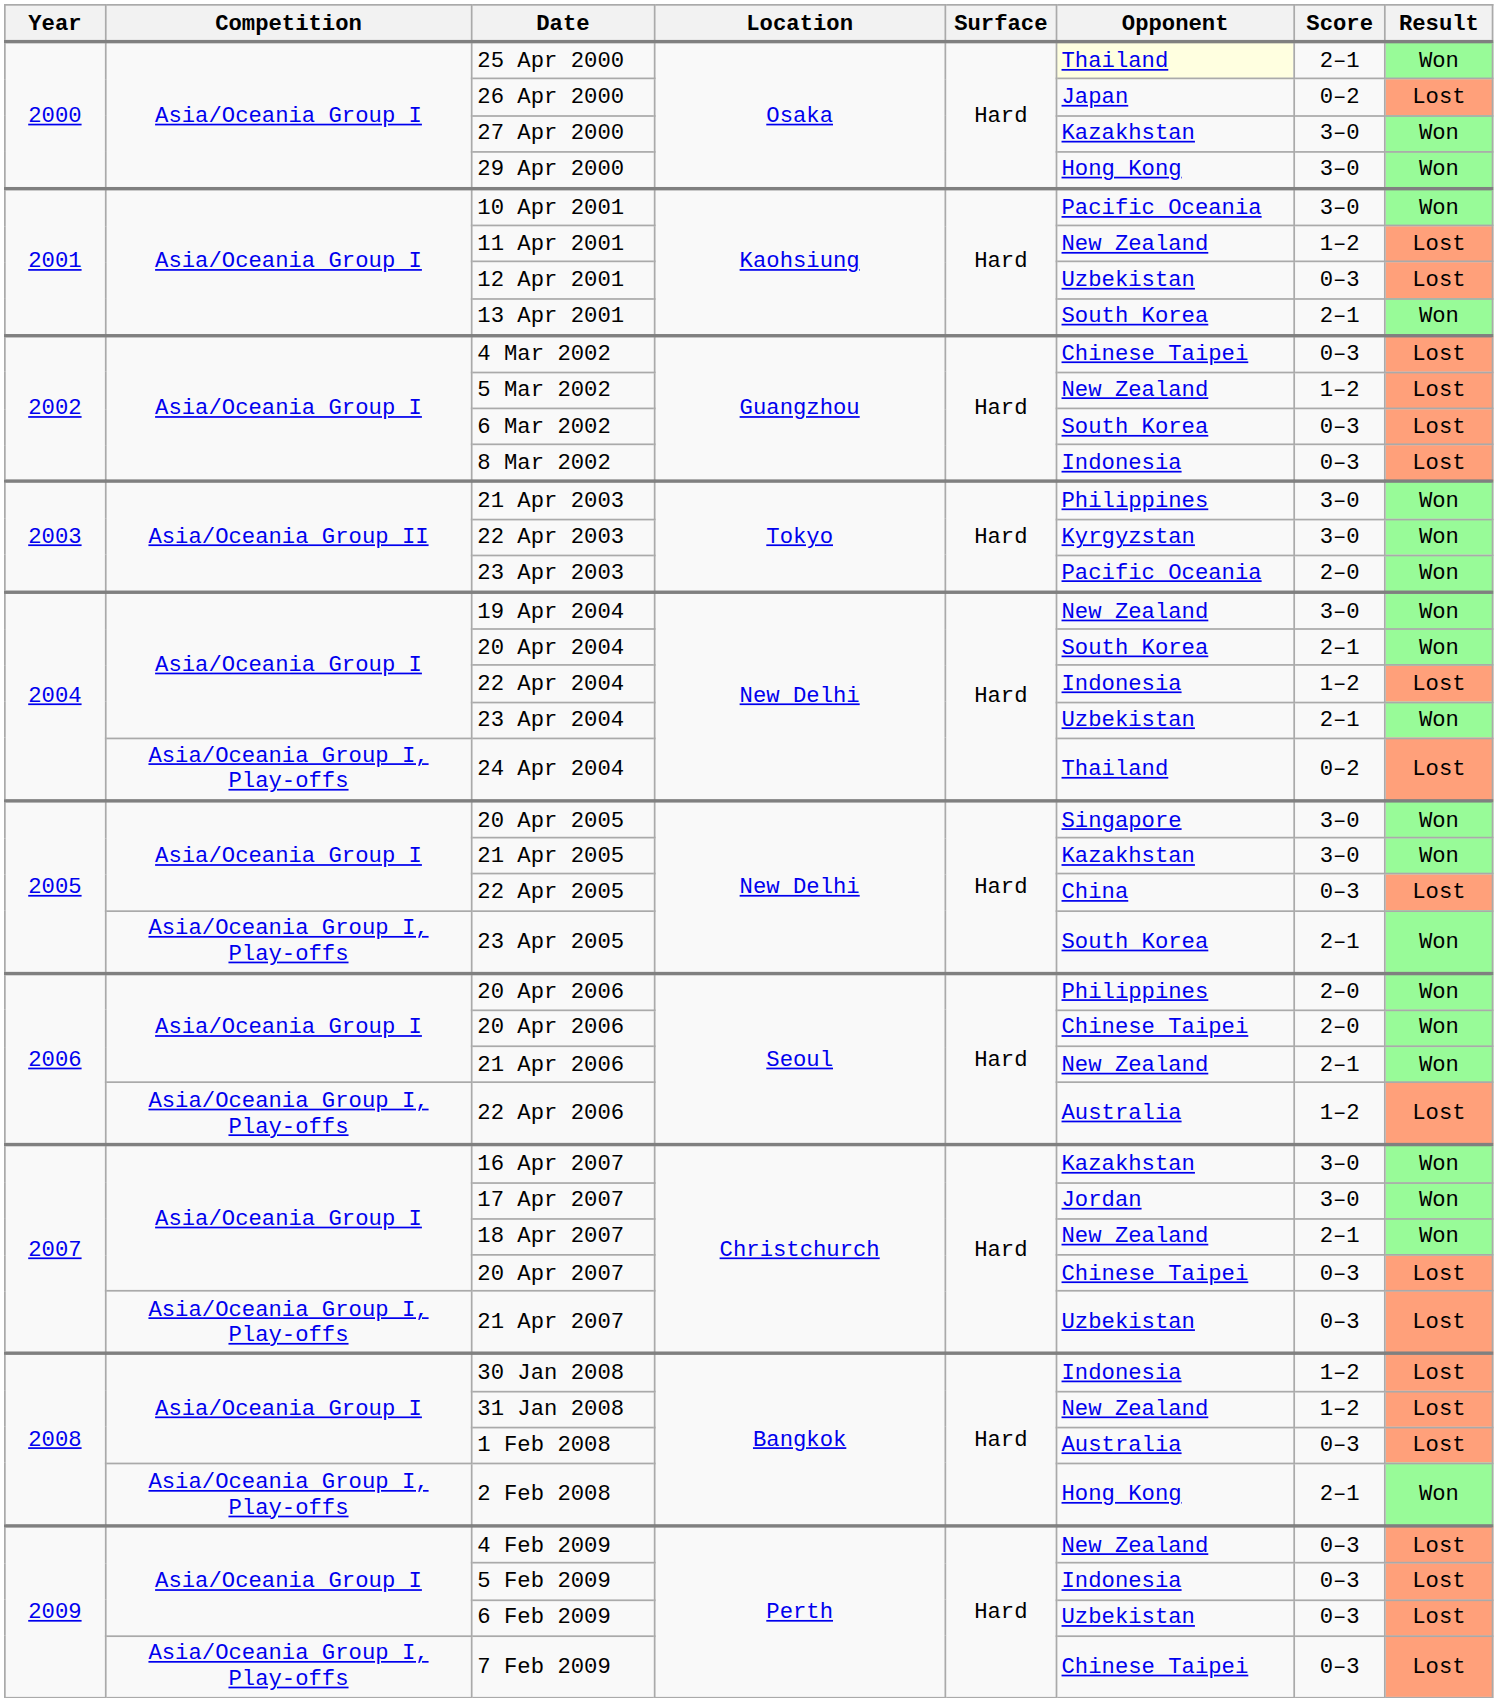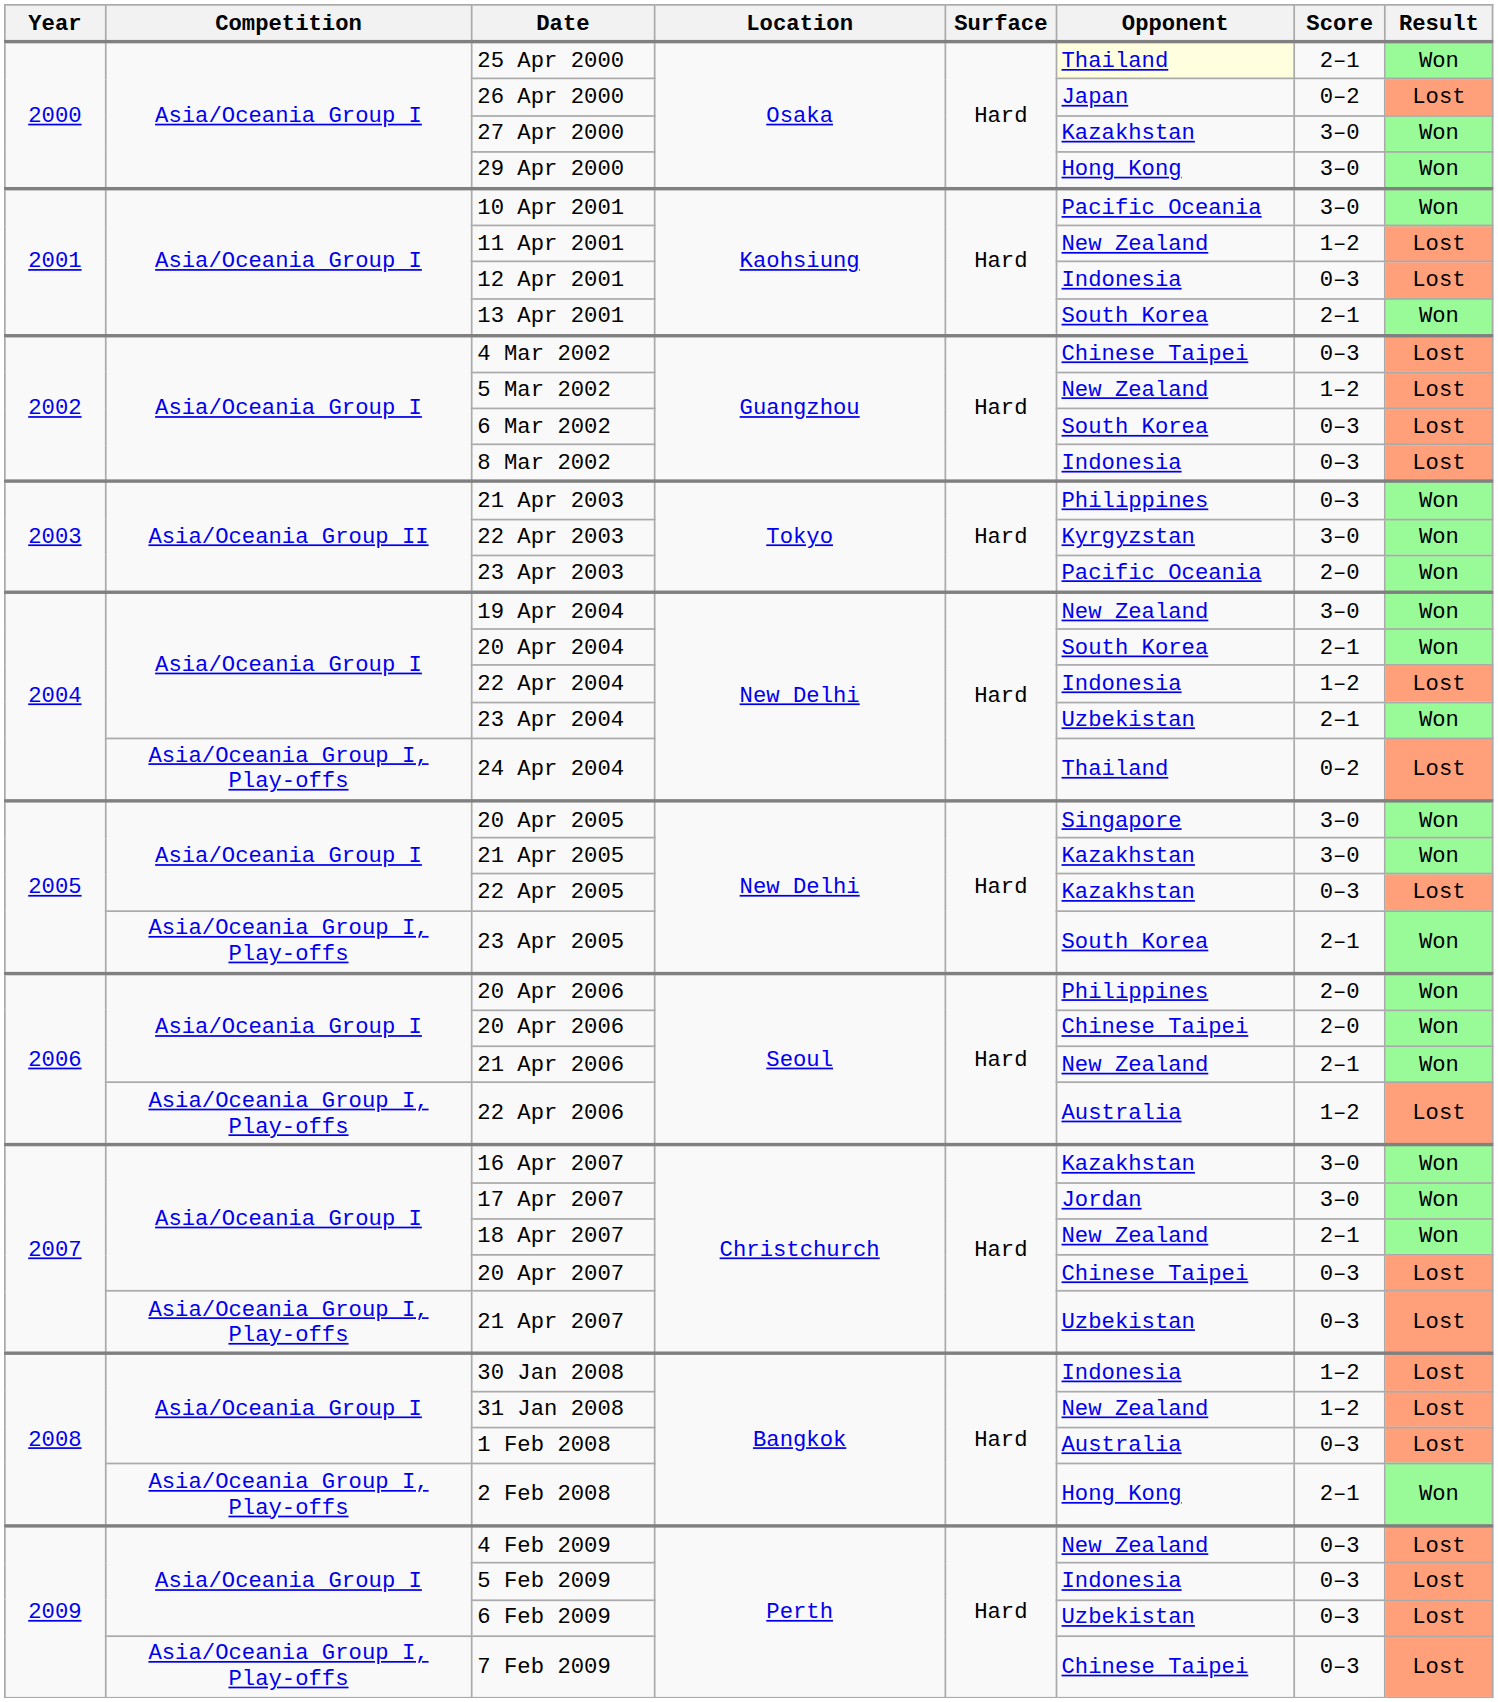(1128, 280) Uzbekistan -> (1122, 280) Indonesia
(1340, 501) 3–0 -> (1340, 501) 0–3
(1095, 892) China -> (1128, 892) Kazakhstan
